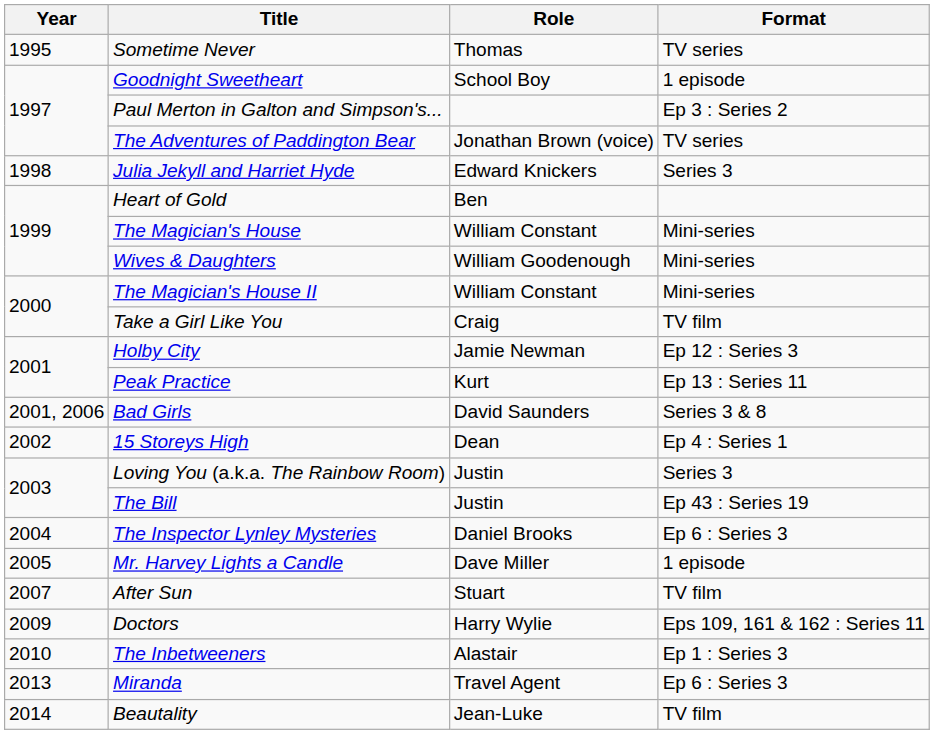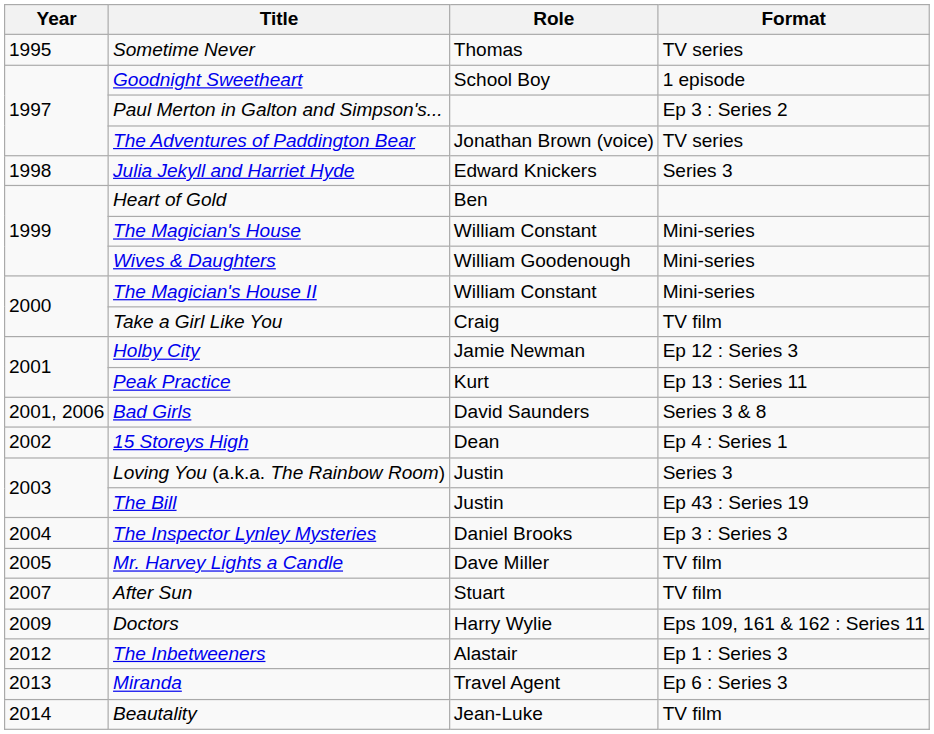(725, 532) Ep 6 : Series 3 -> (725, 532) Ep 3 : Series 3
(704, 563) 1 episode -> (692, 563) TV film
(30, 653) 2010 -> (30, 653) 2012
